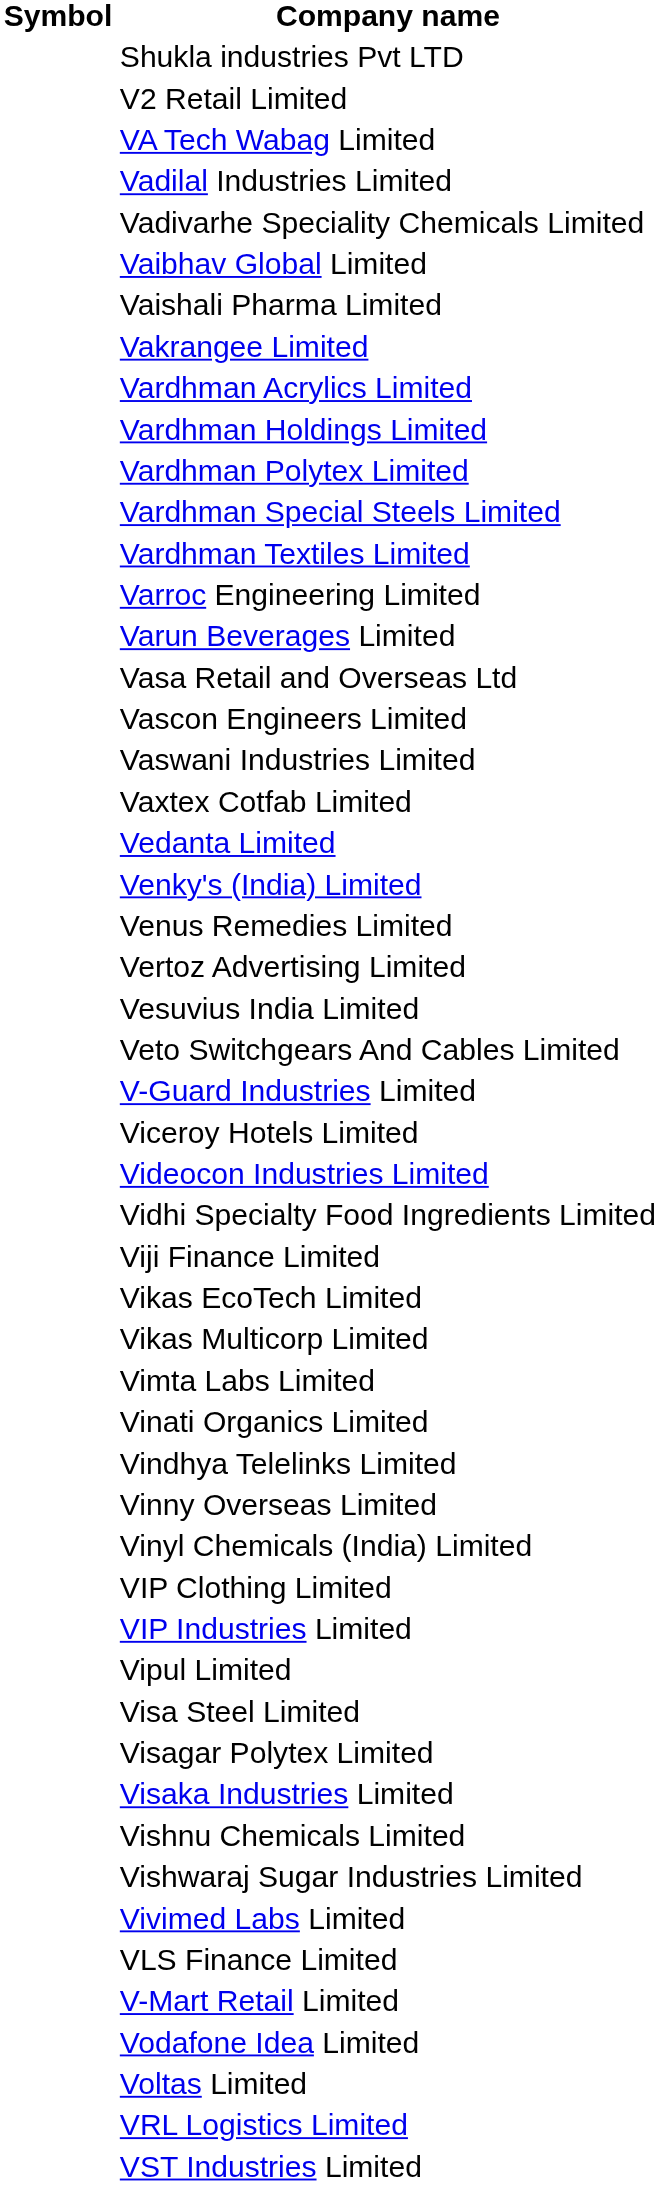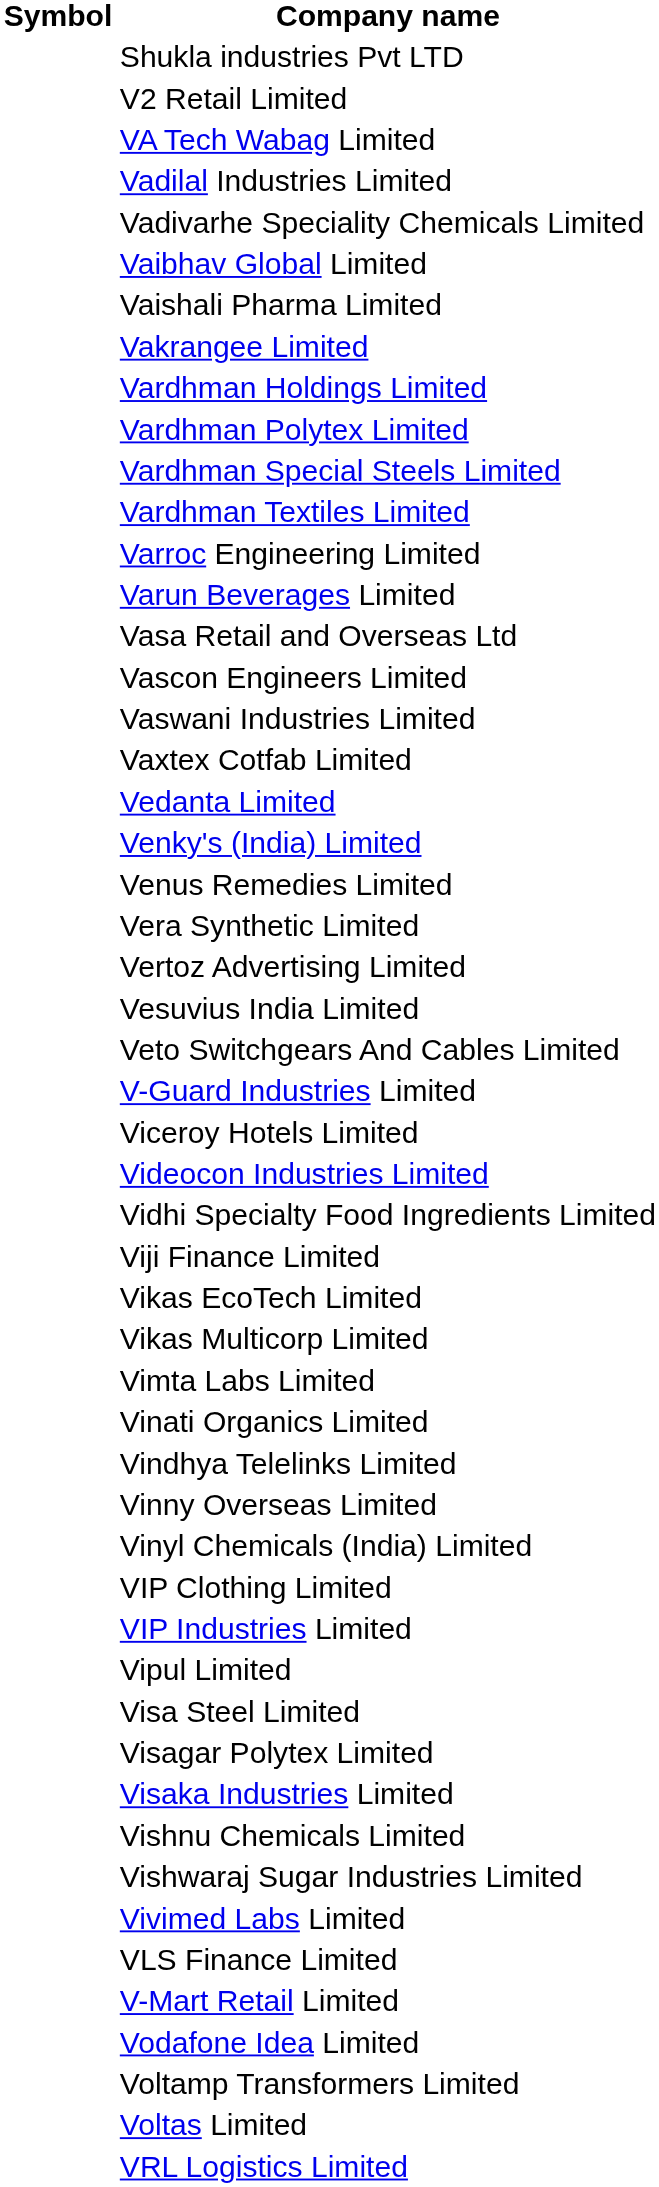- row: (296, 388)
+ row: (269, 926)
+ row: (320, 2084)
- row: (271, 2166)
